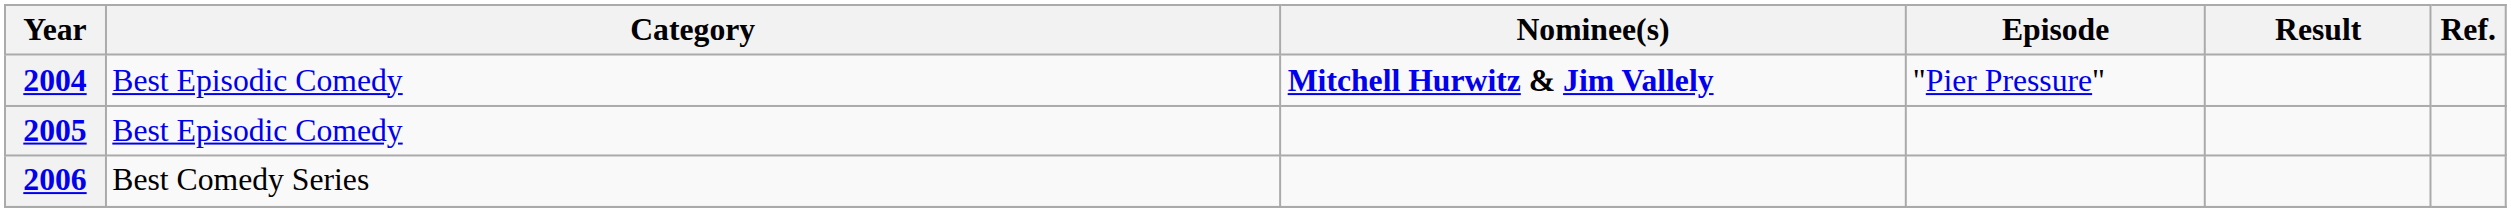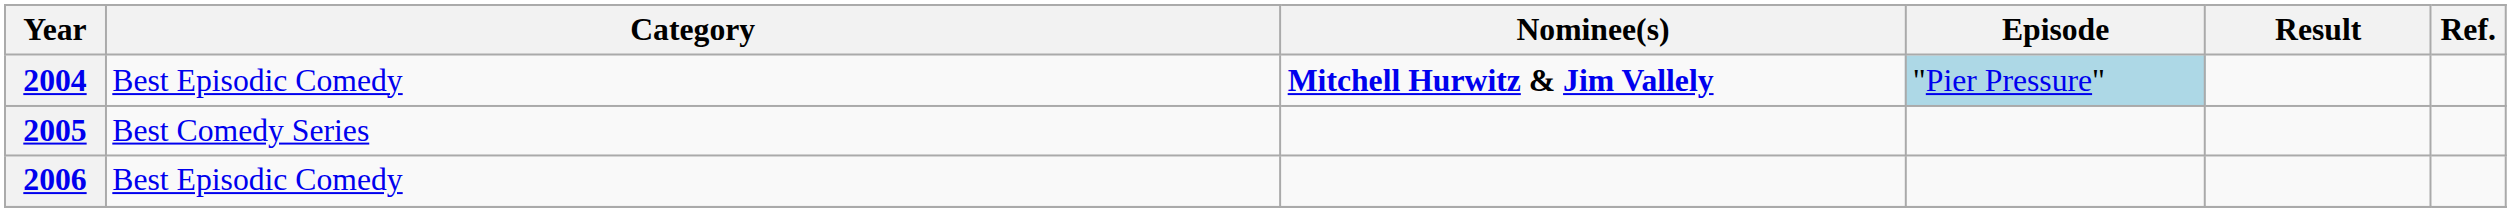(2009, 79) no background -> (2009, 79) lightblue background
(258, 130) Best Episodic Comedy -> (241, 130) Best Comedy Series
(241, 180) Best Comedy Series -> (258, 180) Best Episodic Comedy
